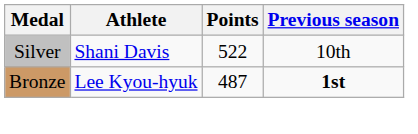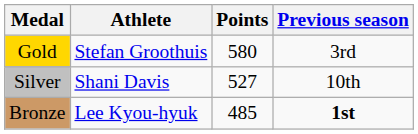+ row: (37, 50)
(233, 50) 522 -> (242, 81) 527
(233, 81) 487 -> (242, 112) 485
